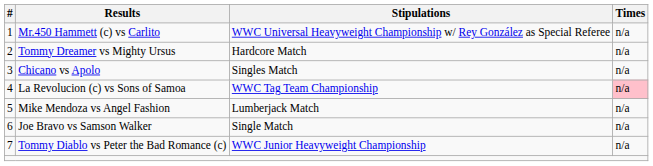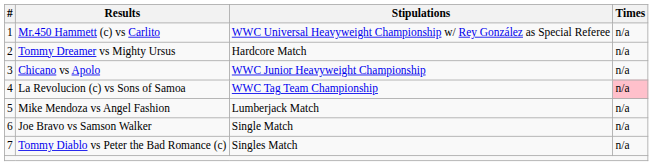(265, 70) Singles Match -> (329, 70) WWC Junior Heavyweight Championship
(329, 145) WWC Junior Heavyweight Championship -> (265, 145) Singles Match
